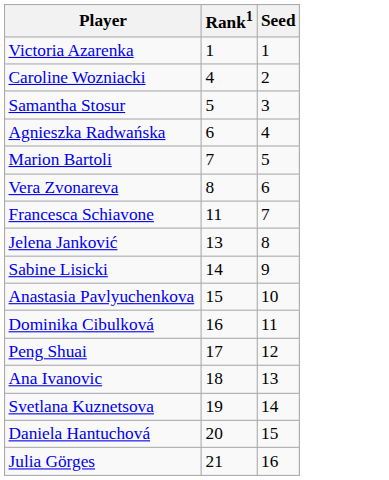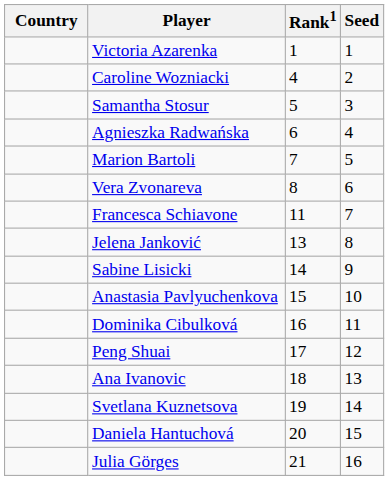+ column: (46, 20)
